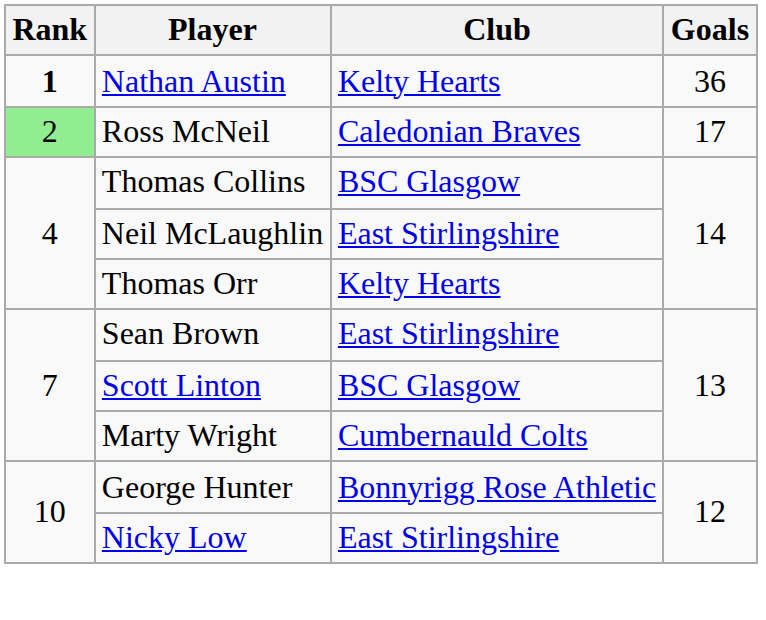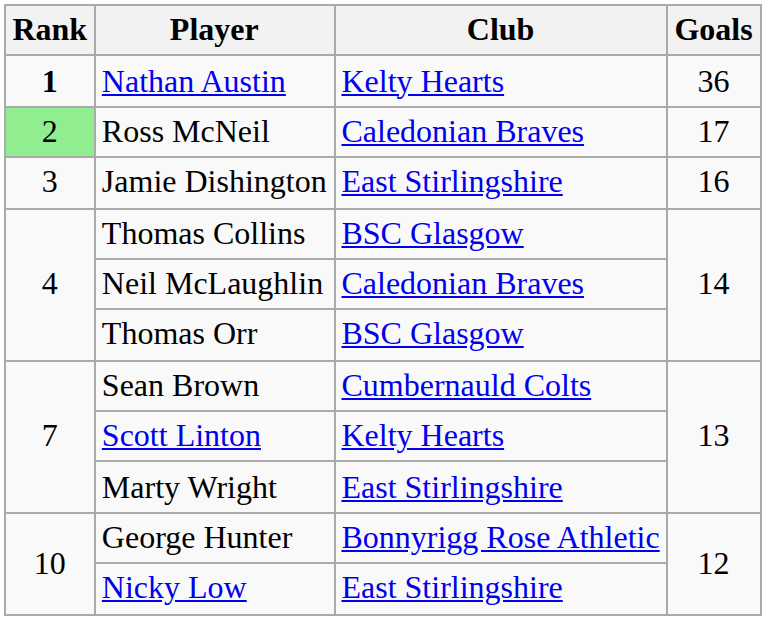+ row: (214, 182)
(449, 232) East Stirlingshire -> (463, 283) Caledonian Braves
(419, 283) Kelty Hearts -> (433, 334) BSC Glasgow
(449, 334) East Stirlingshire -> (466, 385) Cumbernauld Colts
(429, 385) BSC Glasgow -> (423, 435) Kelty Hearts
(463, 435) Cumbernauld Colts -> (452, 486) East Stirlingshire
